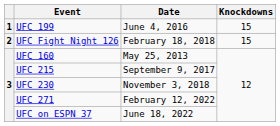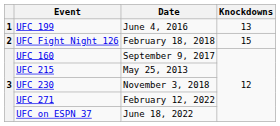(246, 26) 15 -> (246, 26) 13
(155, 56) May 25, 2013 -> (169, 56) September 9, 2017
(169, 70) September 9, 2017 -> (155, 70) May 25, 2013
